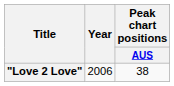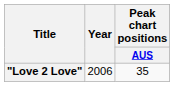(142, 72) 38 -> (142, 72) 35
